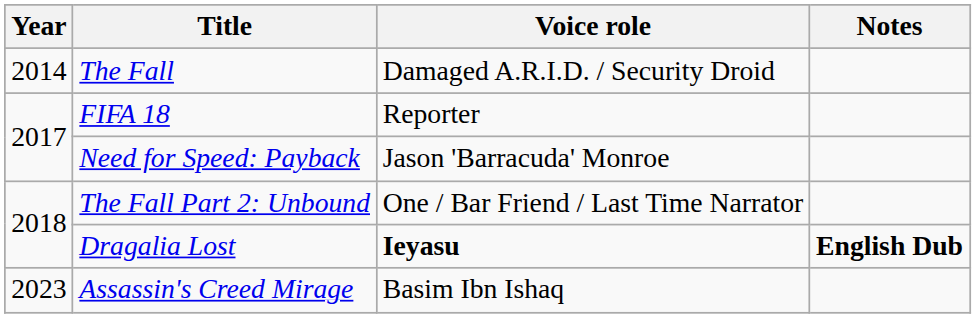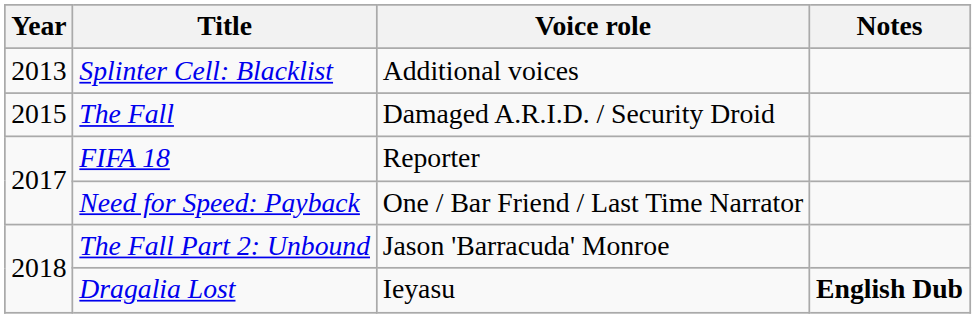+ row: (206, 70)
(39, 70) 2014 -> (39, 114) 2015
(526, 158) Jason 'Barracuda' Monroe -> (593, 202) One / Bar Friend / Last Time Narrator
(593, 202) One / Bar Friend / Last Time Narrator -> (526, 245) Jason 'Barracuda' Monroe
(421, 245) bold -> (419, 289) normal
- row: (216, 289)
